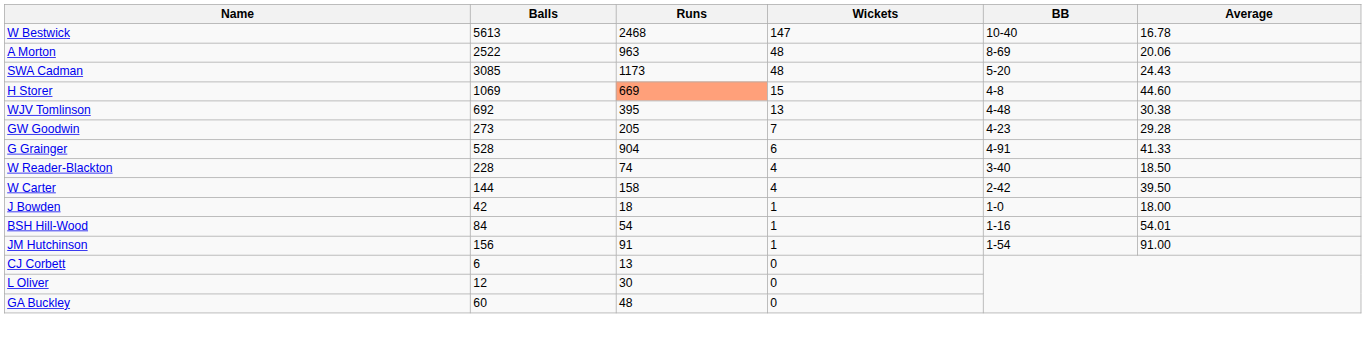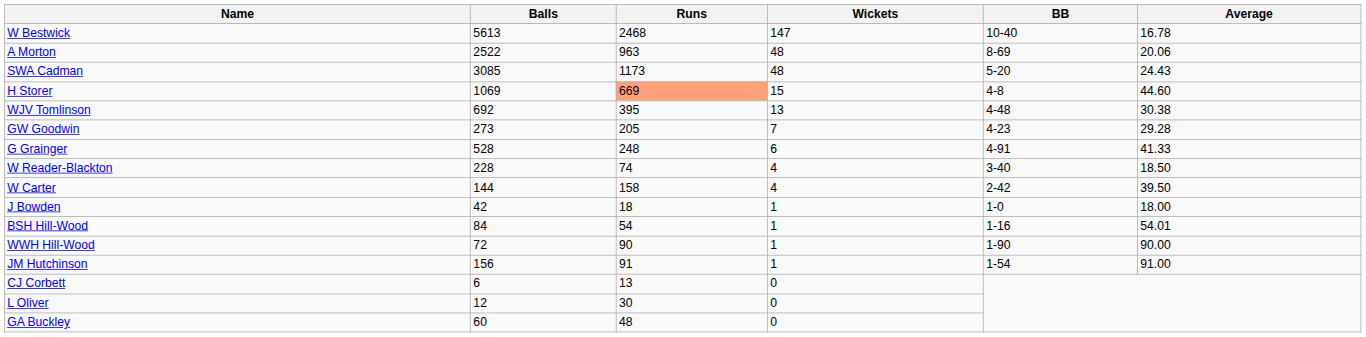(629, 149) 904 -> (629, 149) 248
+ row: (51, 245)
